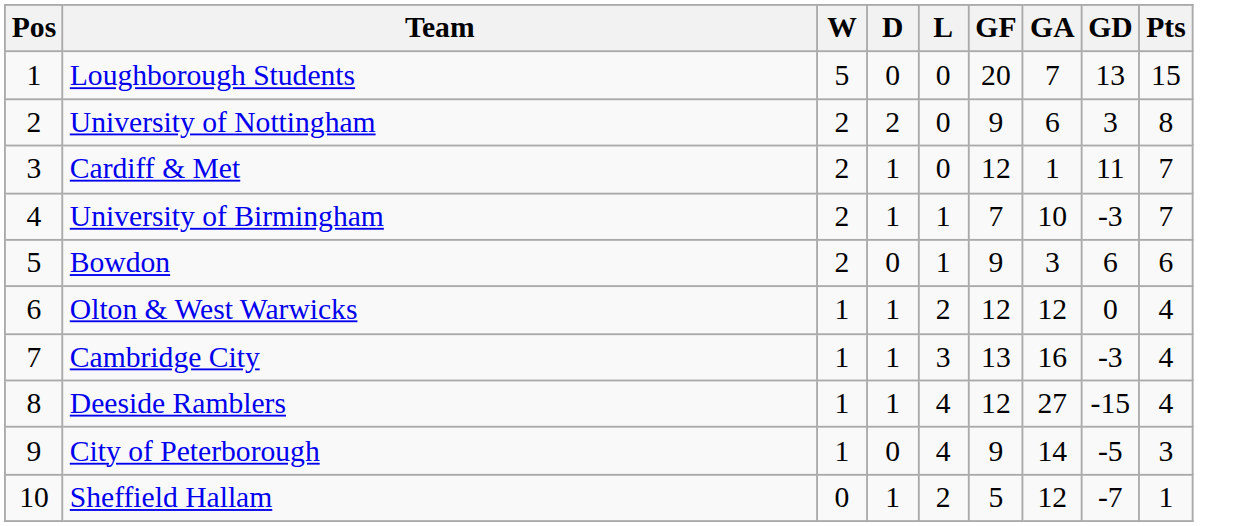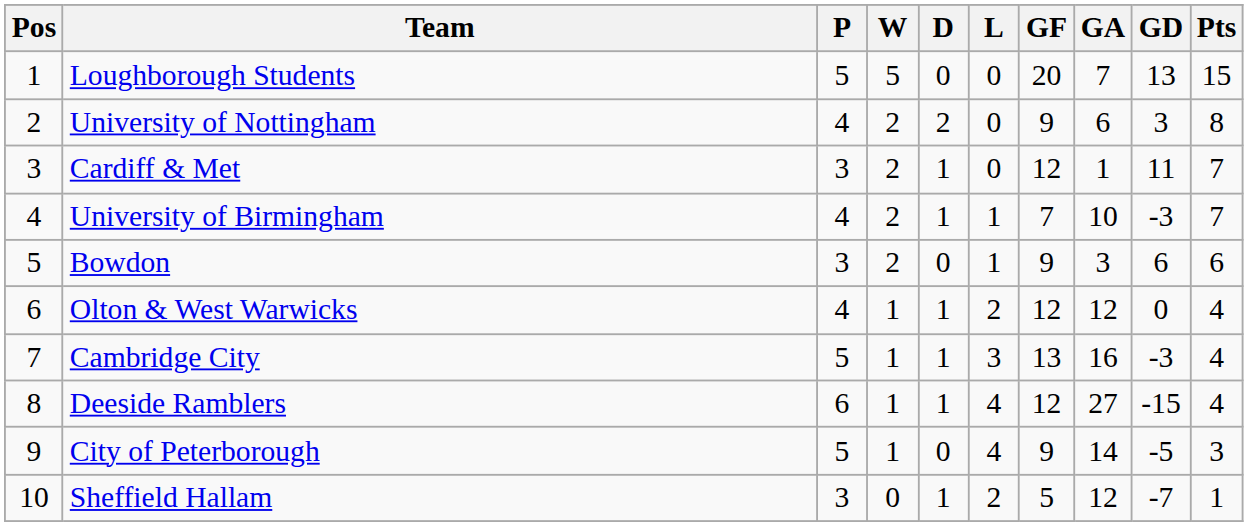+ column: (842, 27)
